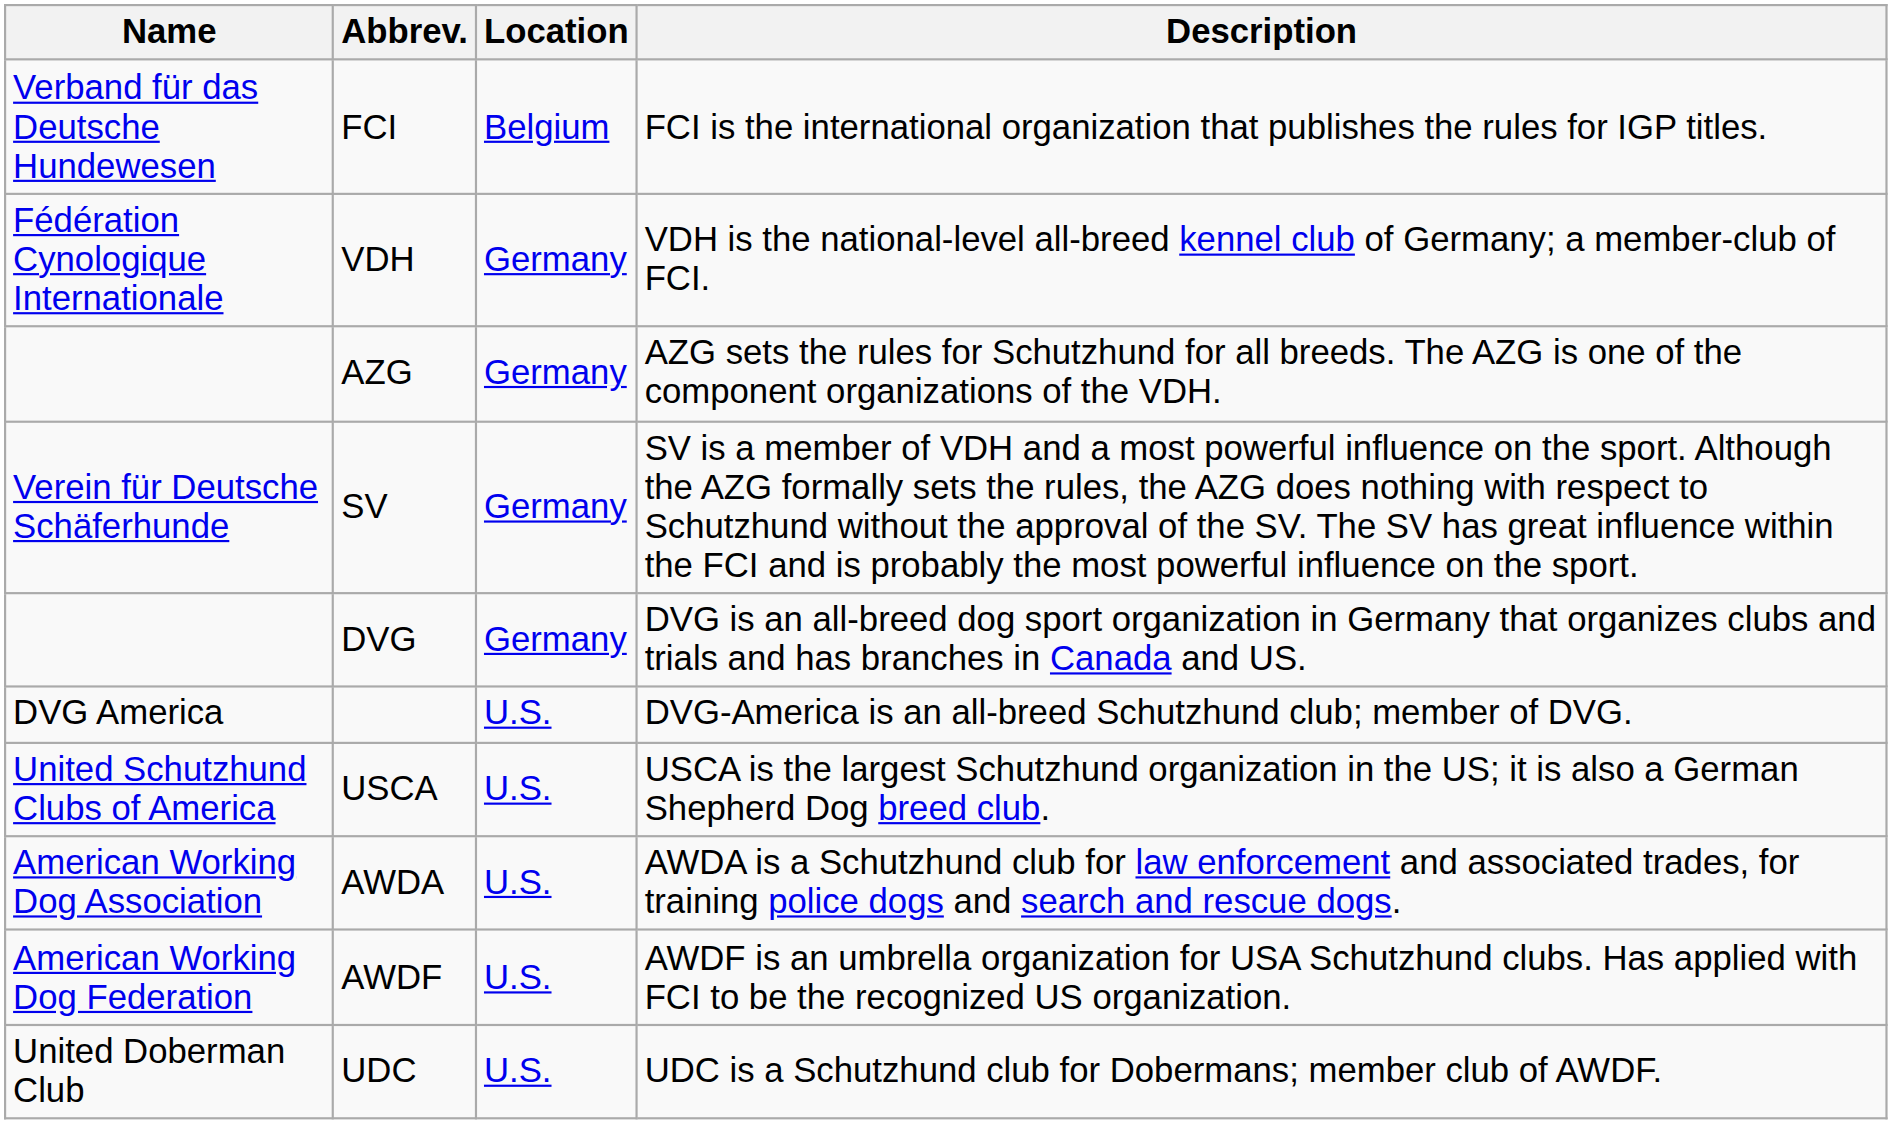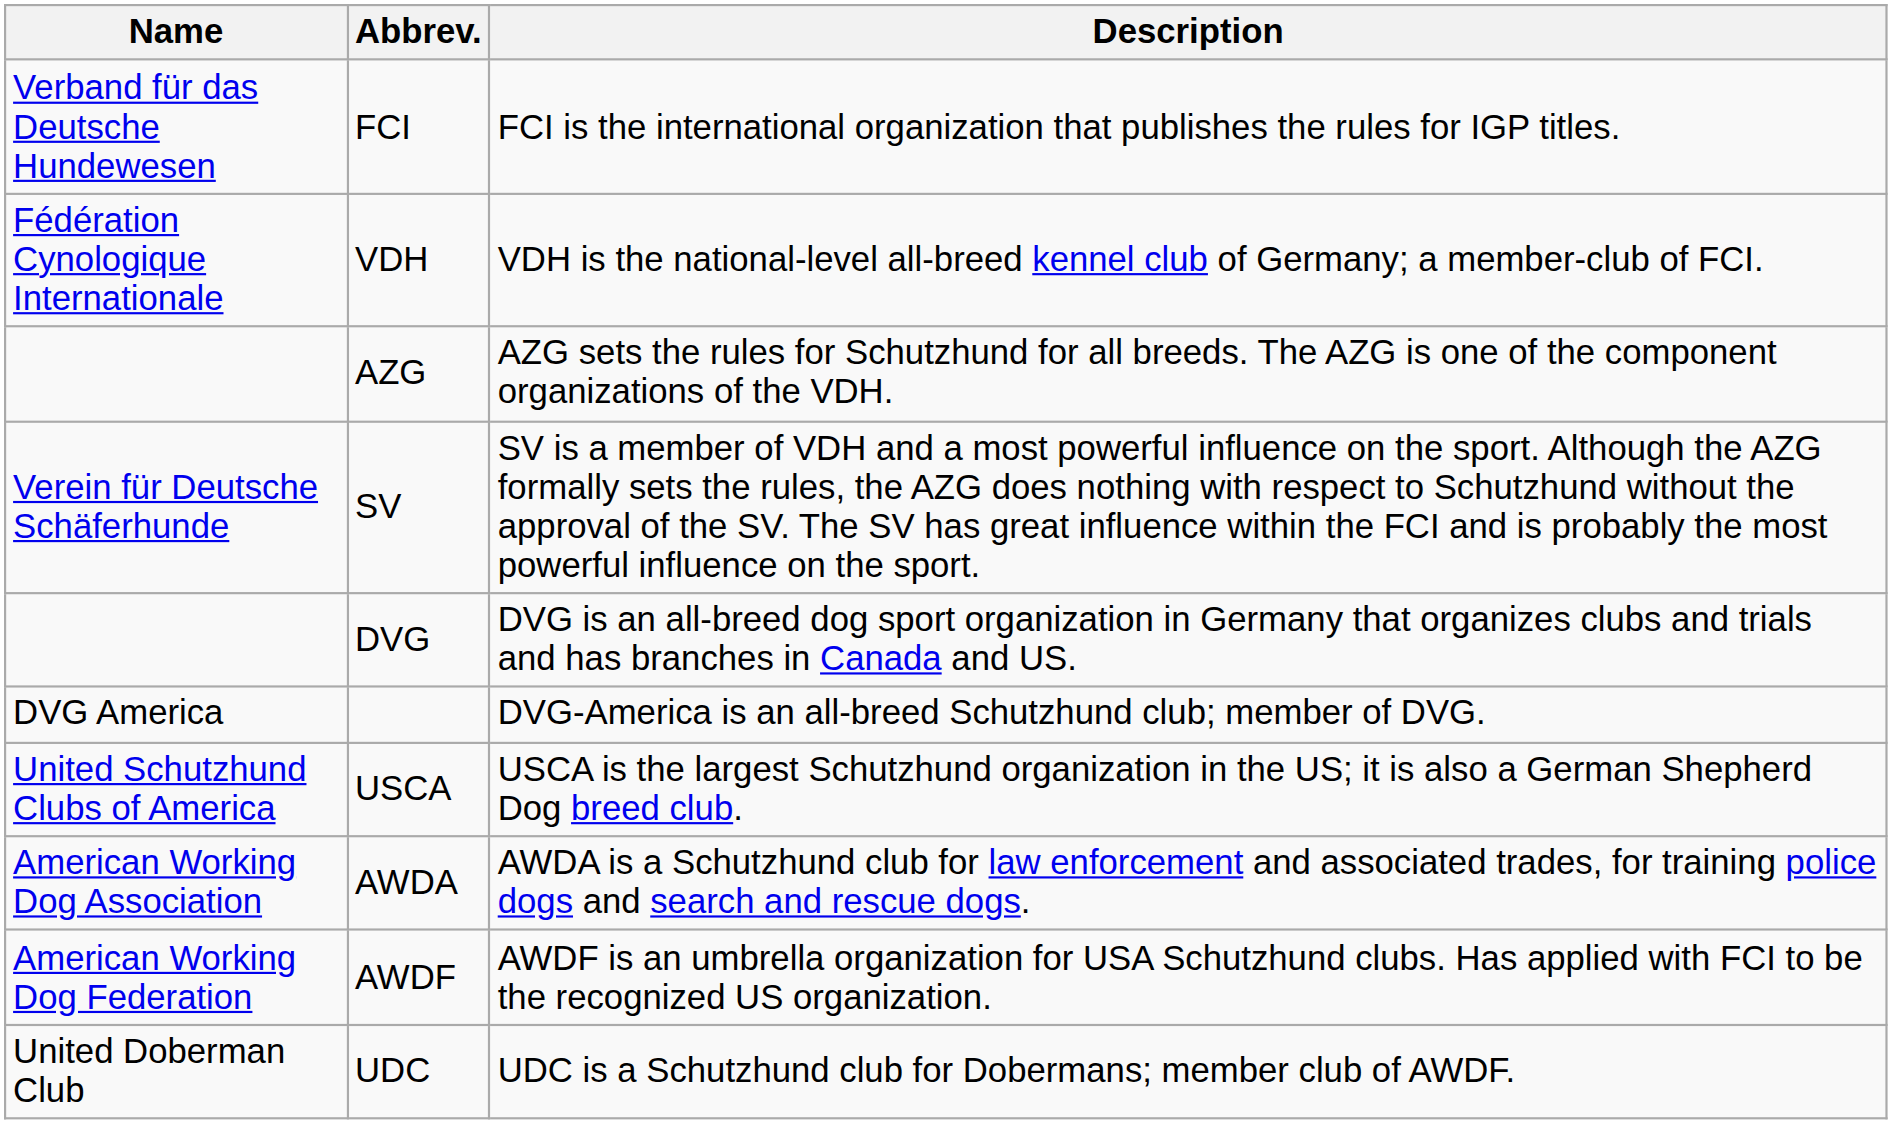- column: (556, 32)
